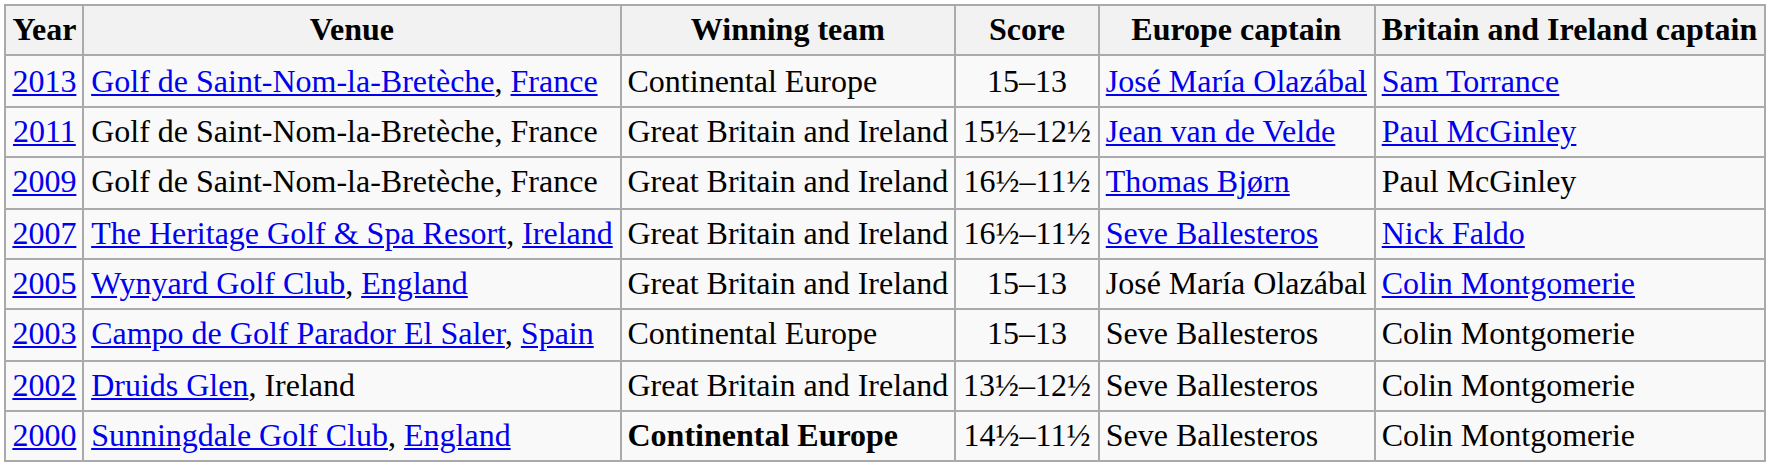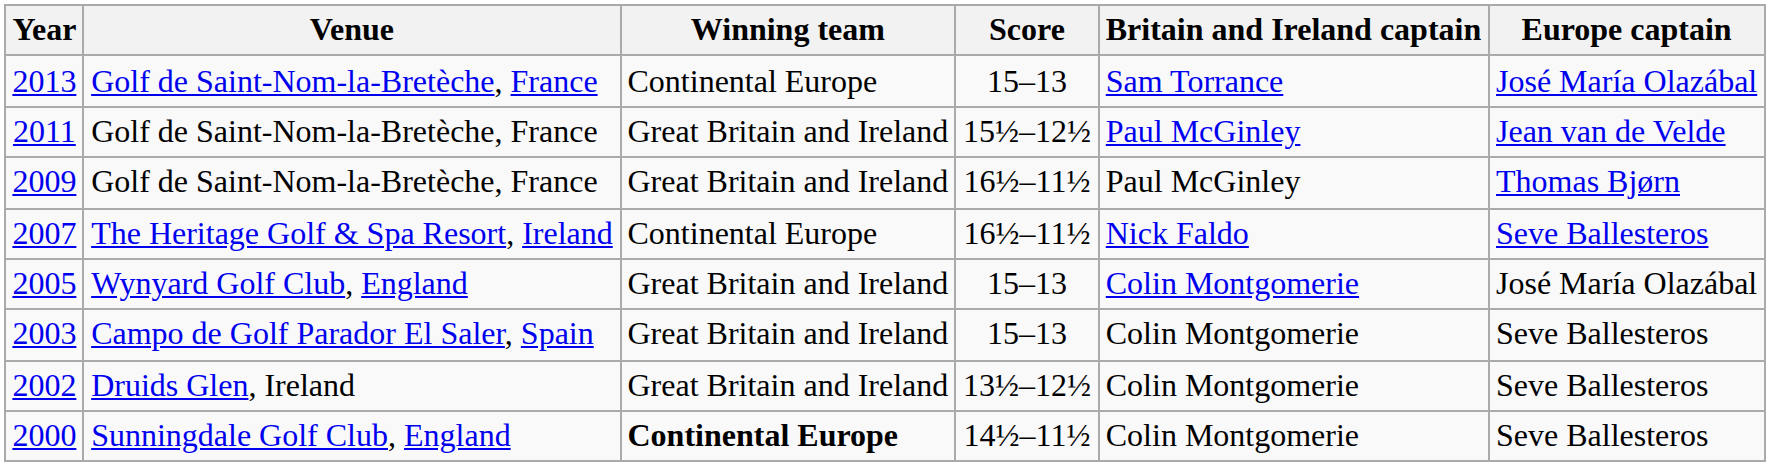columns swapped: (1569, 29) <-> (1236, 29)
(788, 232) Great Britain and Ireland -> (752, 232) Continental Europe
(752, 334) Continental Europe -> (788, 334) Great Britain and Ireland
